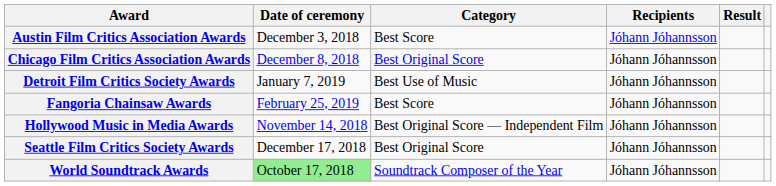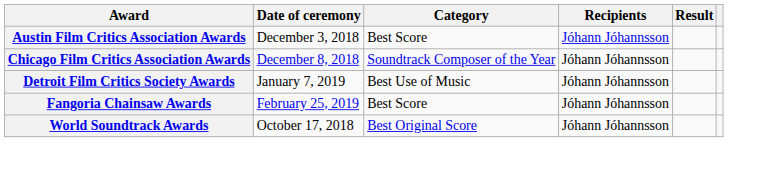(429, 59) Best Original Score -> (461, 59) Soundtrack Composer of the Year
- row: (129, 125)
- row: (129, 147)
(305, 170) lightgreen background -> (305, 125) no background
(468, 170) Soundtrack Composer of the Year -> (422, 125) Best Original Score
